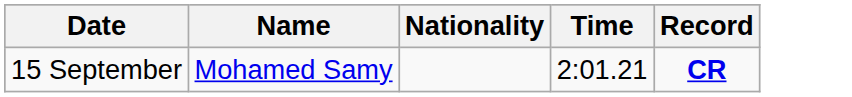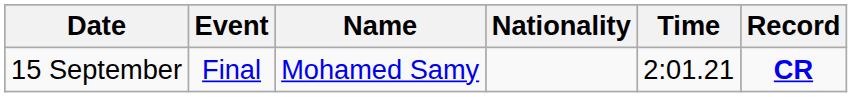+ column: (232, 26)
